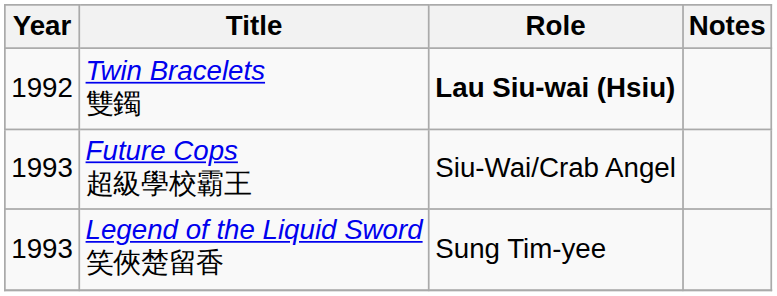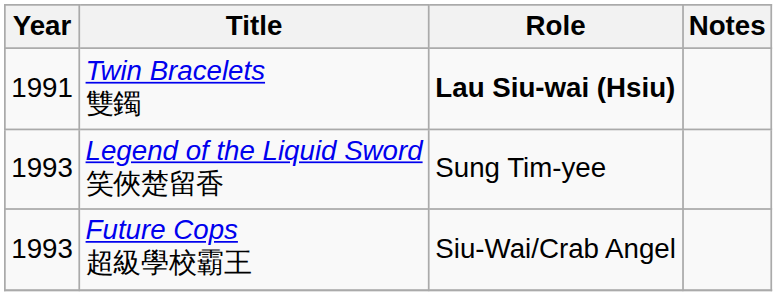(42, 88) 1992 -> (42, 88) 1991
rows swapped: (254, 247) <-> (169, 167)
